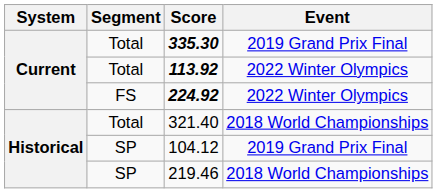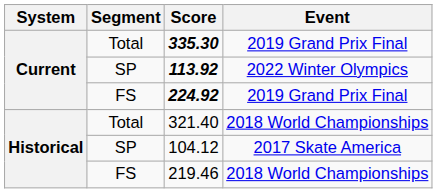(126, 69) Total -> (126, 69) SP
(327, 95) 2022 Winter Olympics -> (327, 95) 2019 Grand Prix Final
(327, 148) 2019 Grand Prix Final -> (327, 148) 2017 Skate America
(126, 174) SP -> (126, 174) FS
